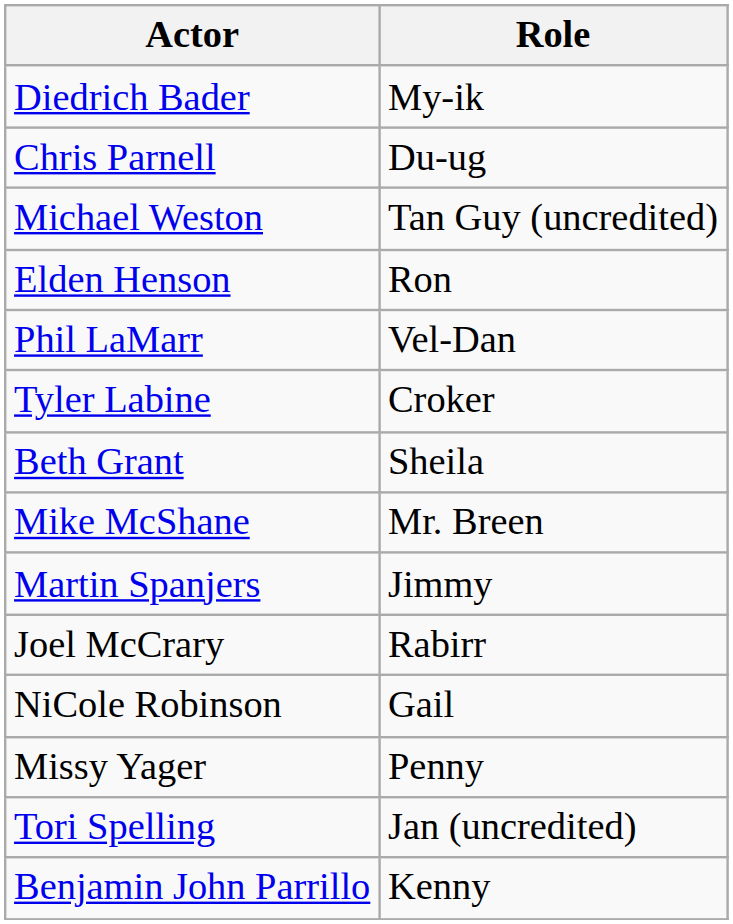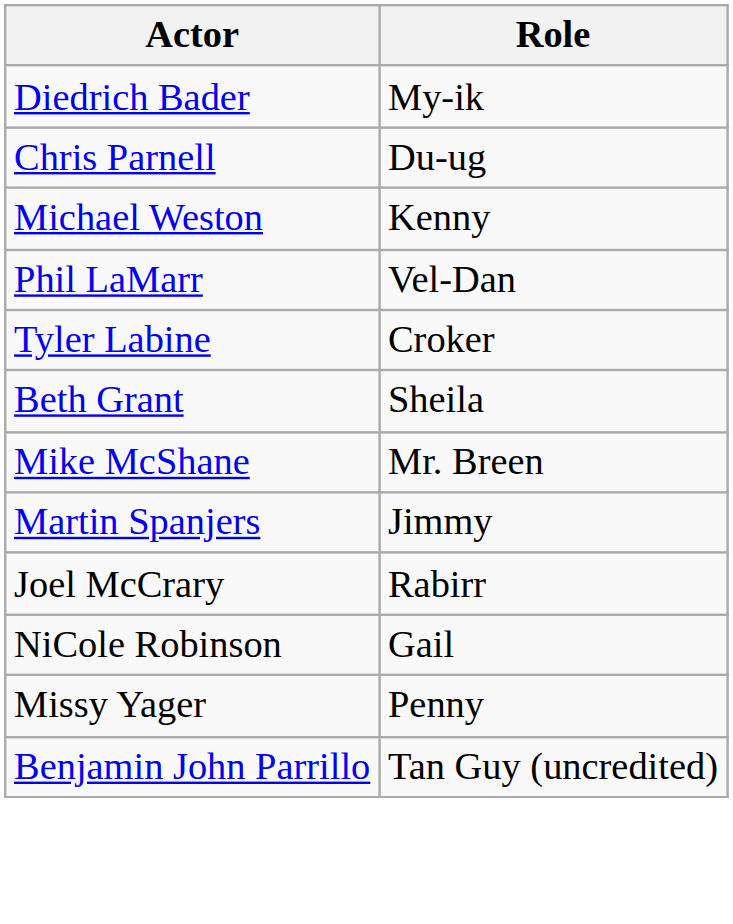(553, 217) Tan Guy (uncredited) -> (439, 217) Kenny
- row: (122, 278)
- row: (115, 826)
(439, 887) Kenny -> (553, 765) Tan Guy (uncredited)
